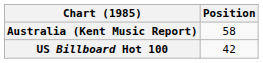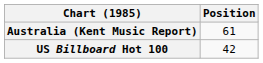(229, 31) 58 -> (229, 31) 61
